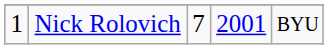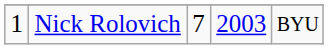(241, 24) 2001 -> (241, 24) 2003
